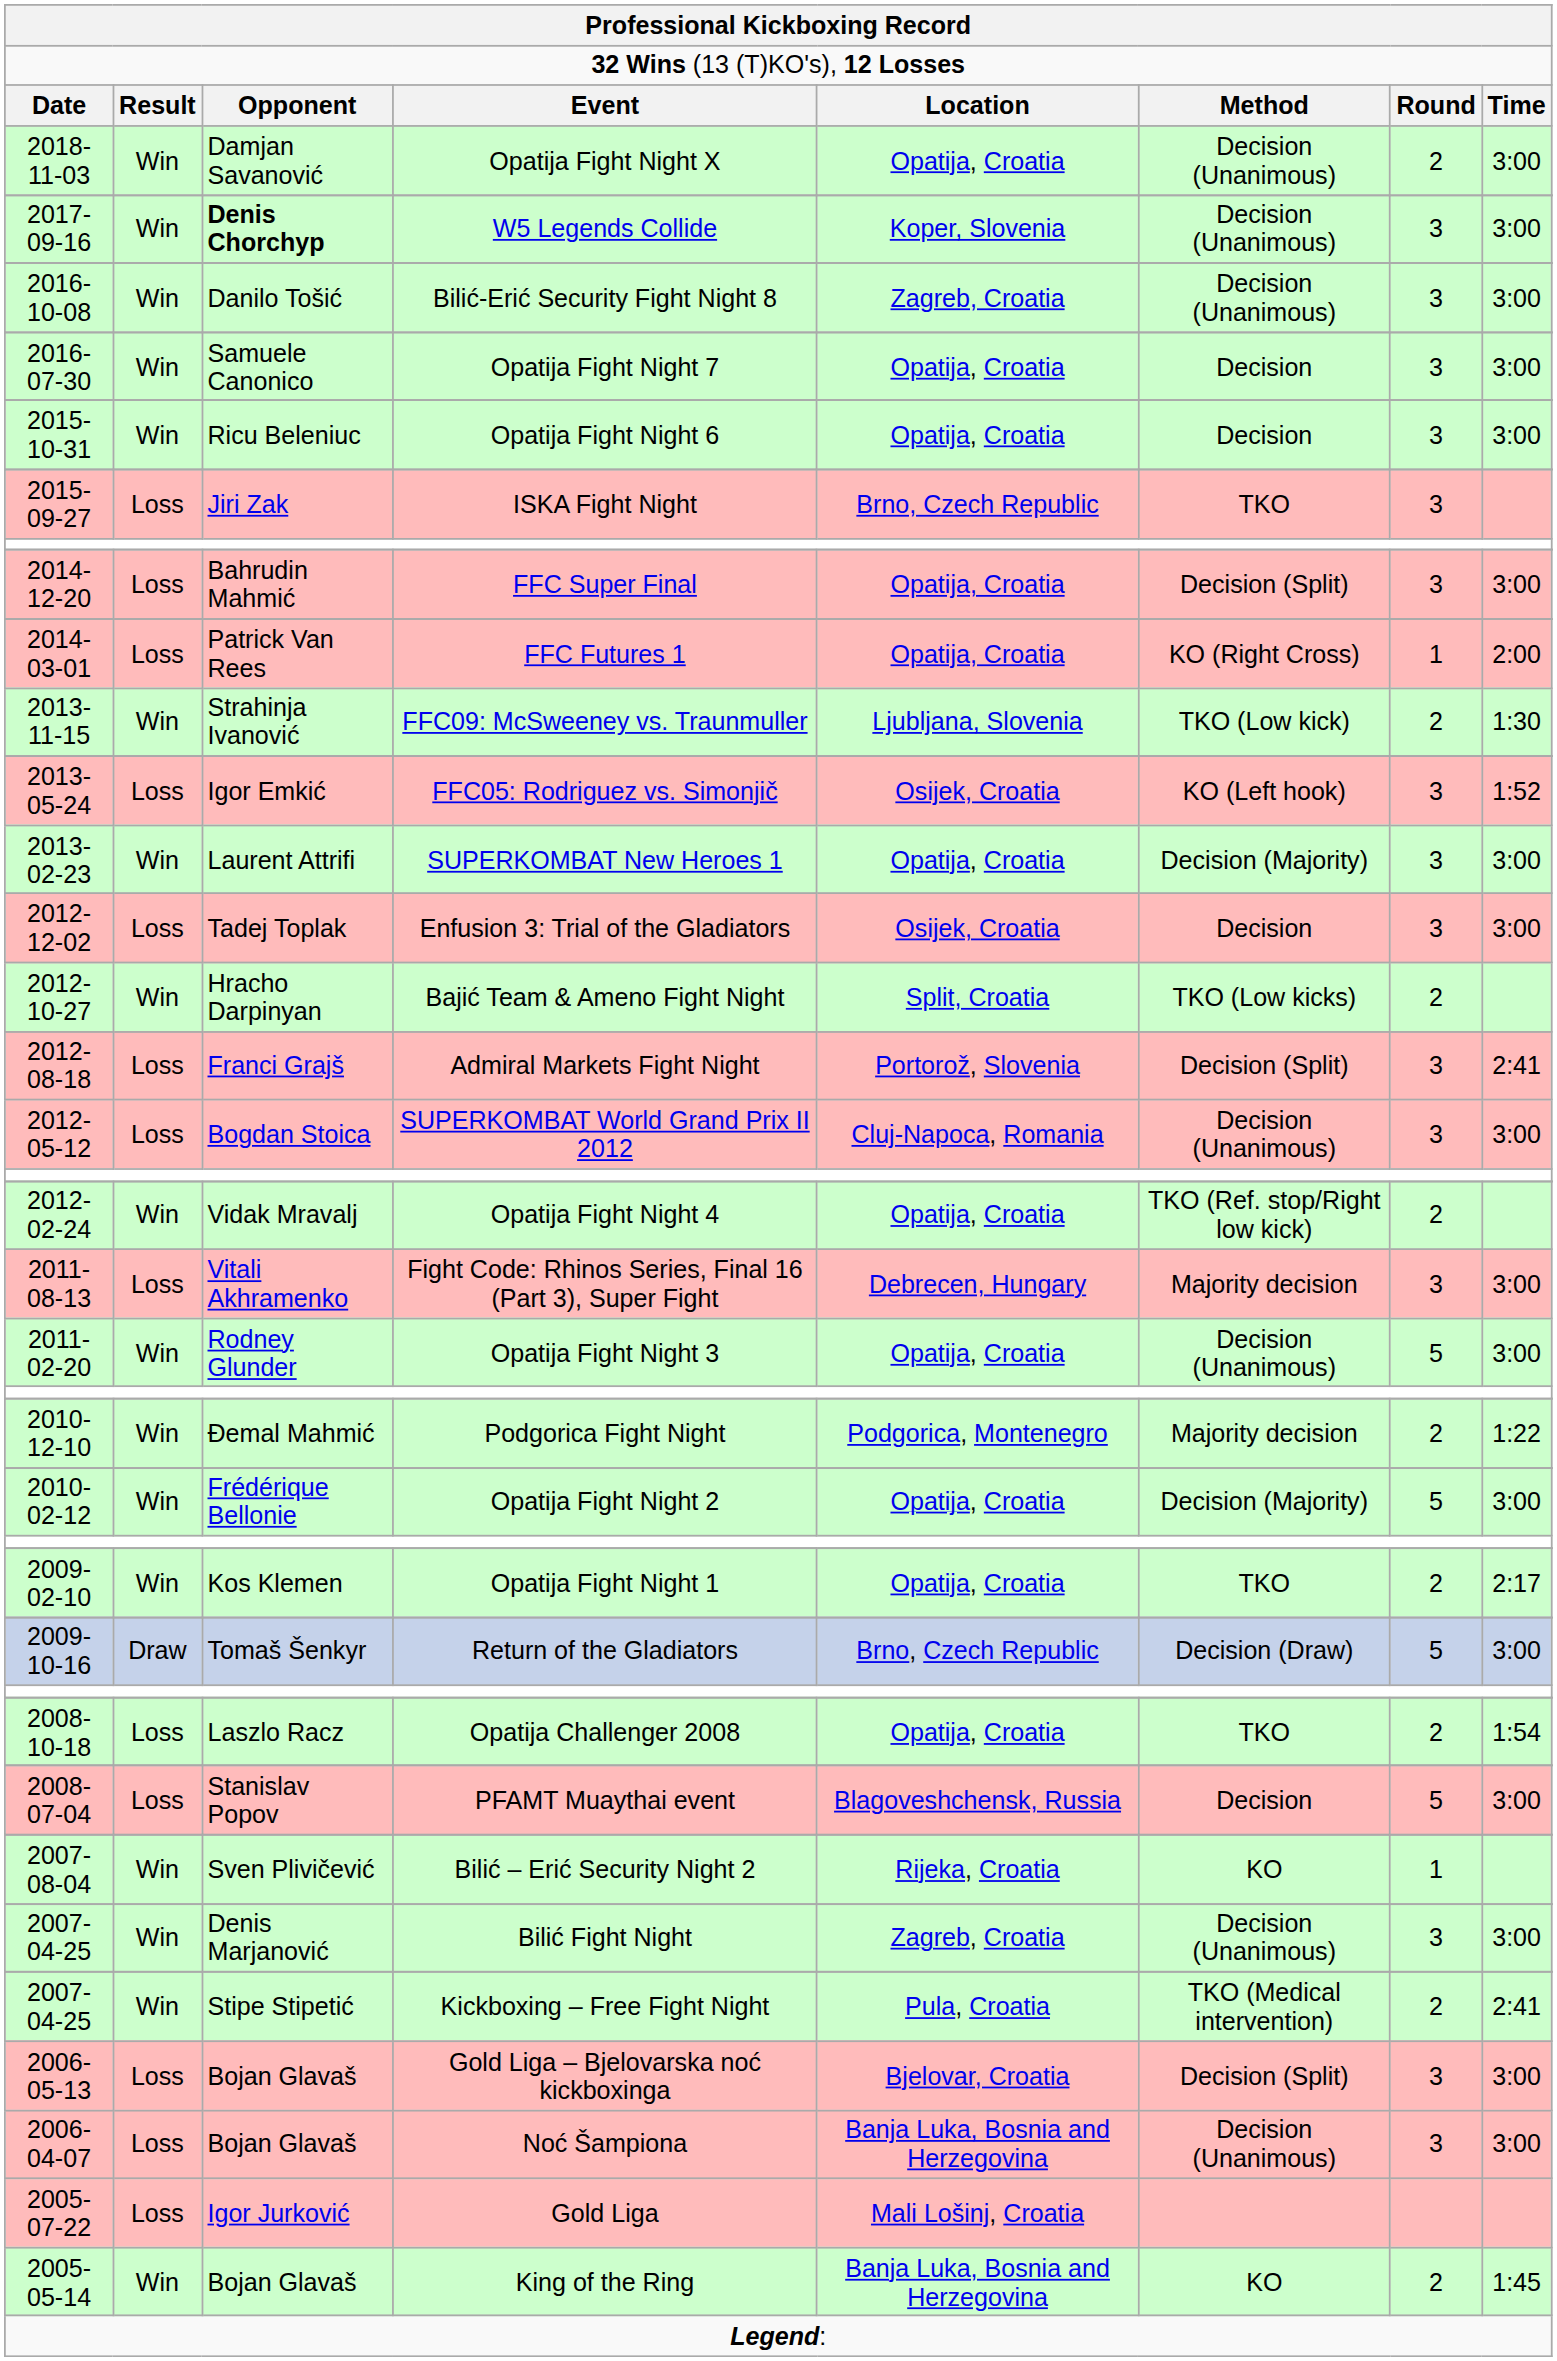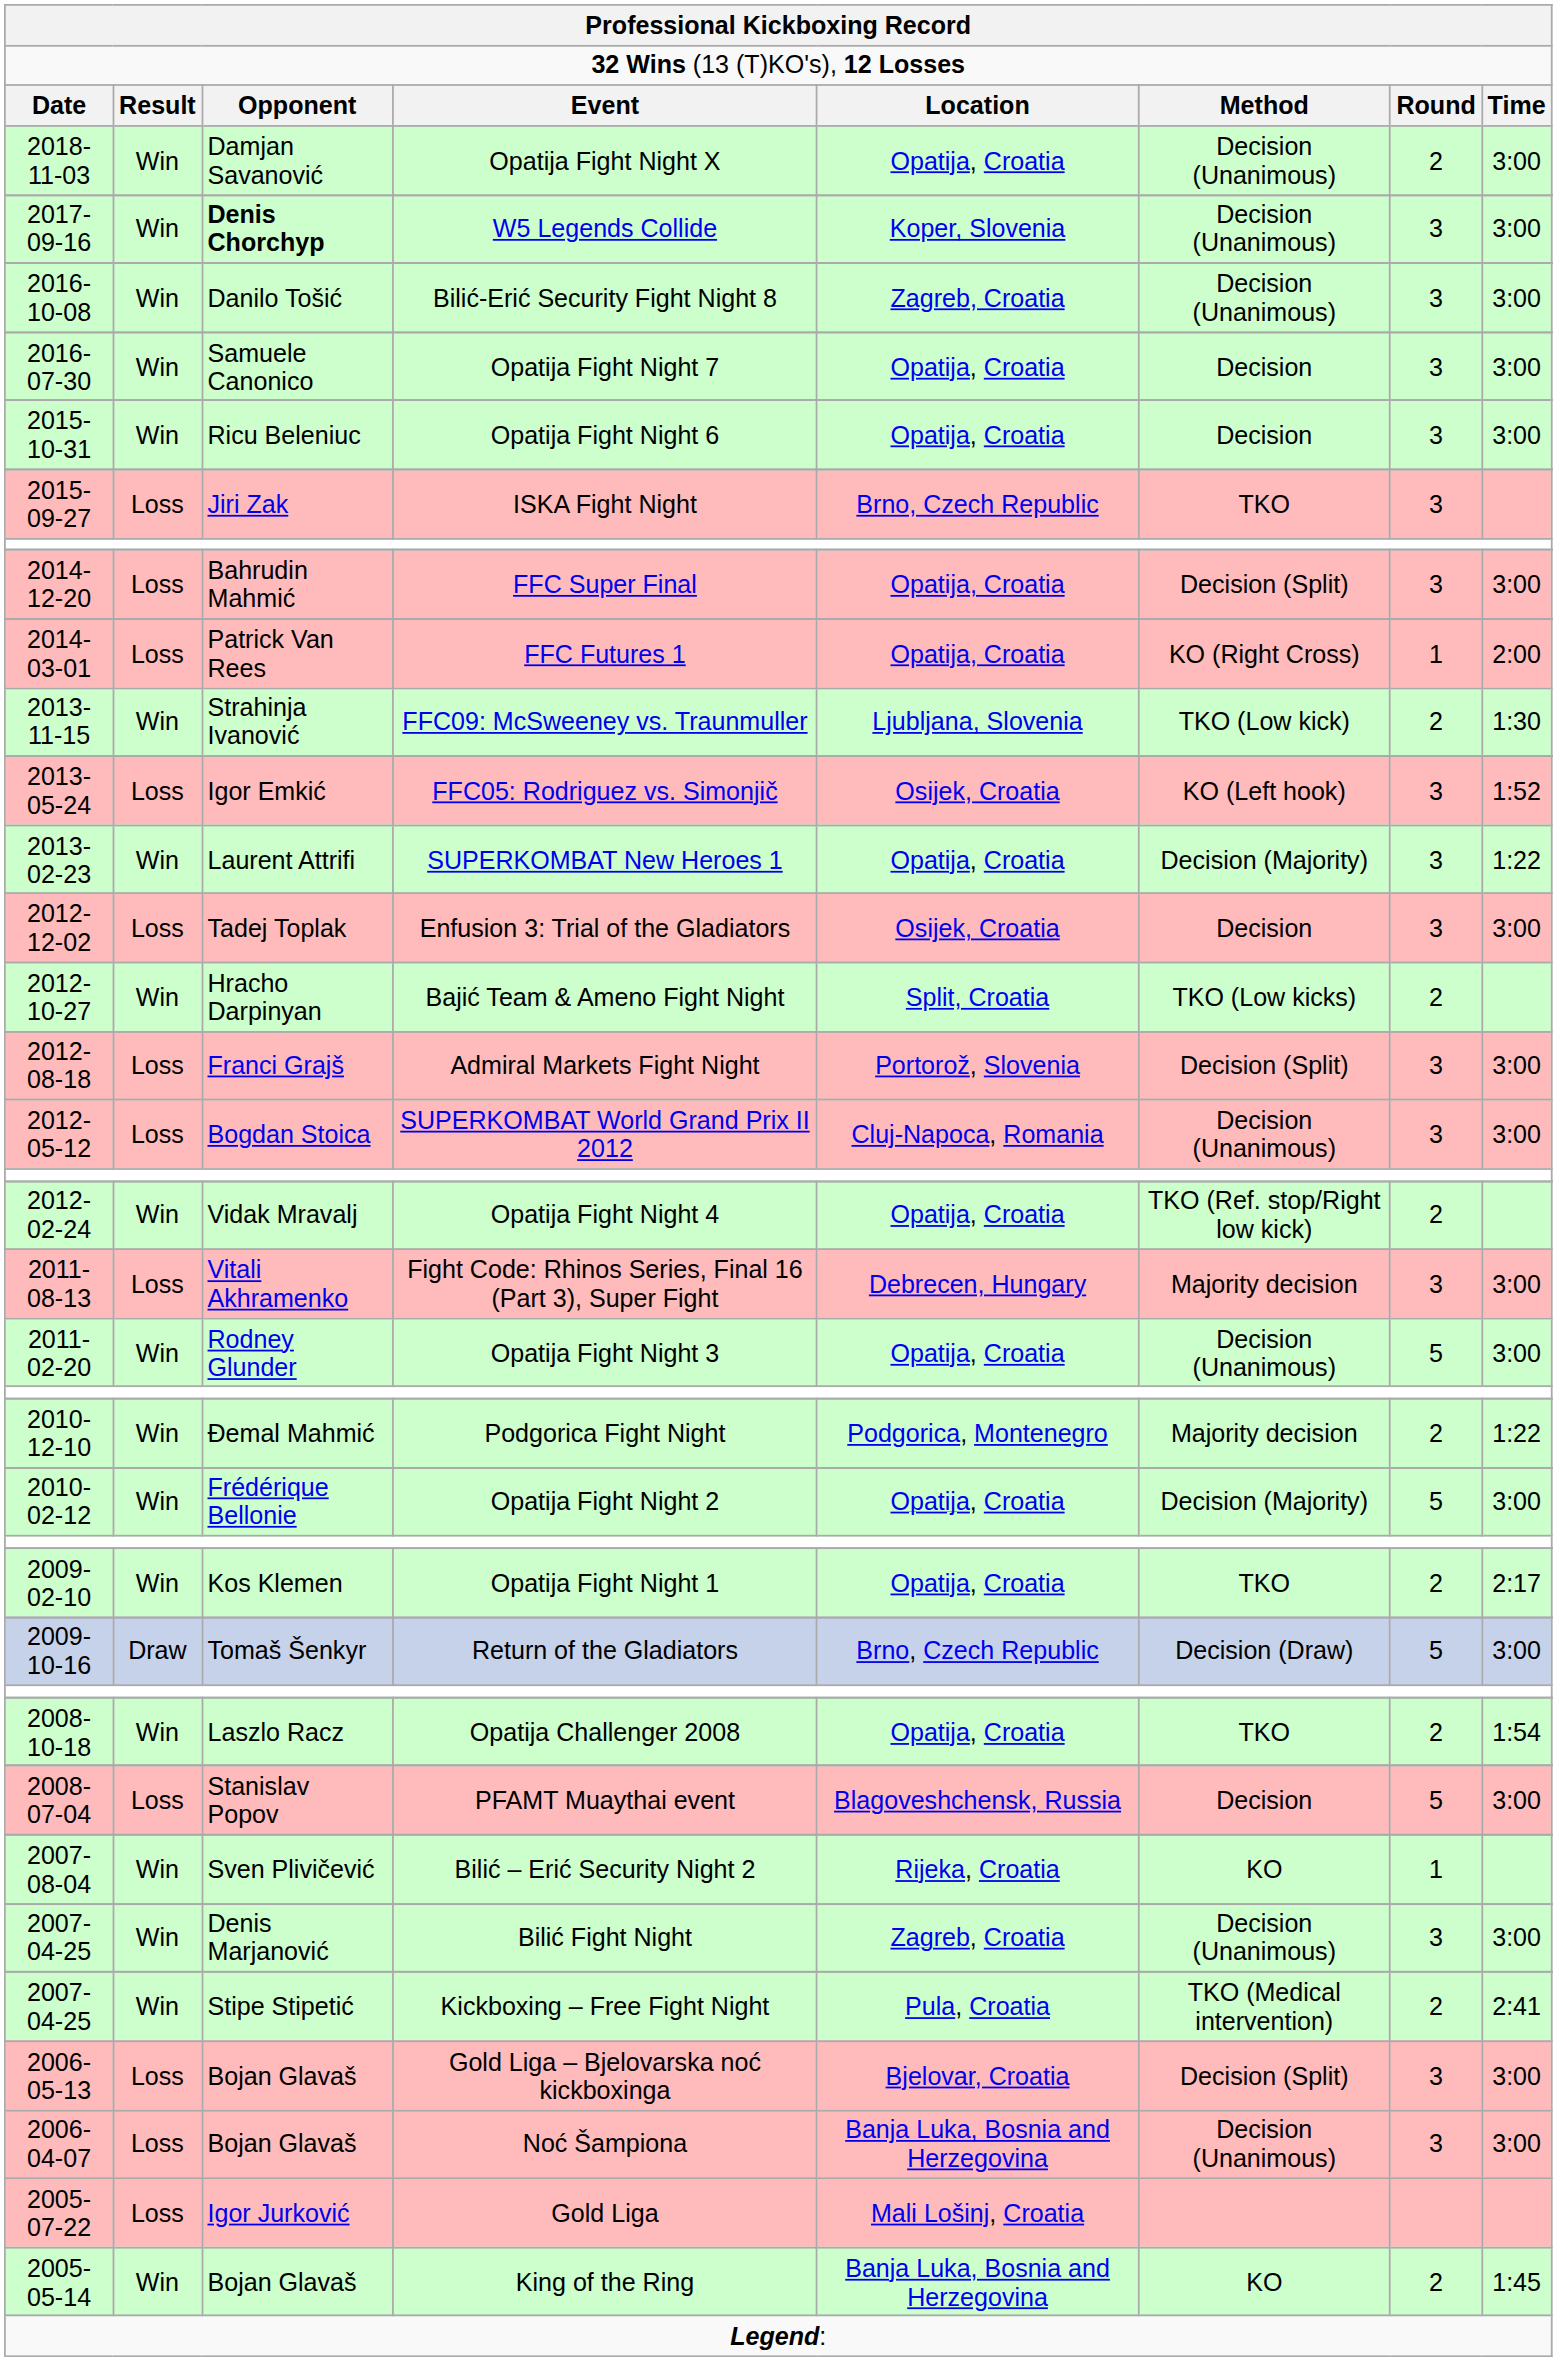(1517, 859) 3:00 -> (1517, 859) 1:22
(1517, 1066) 2:41 -> (1517, 1066) 3:00
(157, 1732) Loss -> (157, 1732) Win
